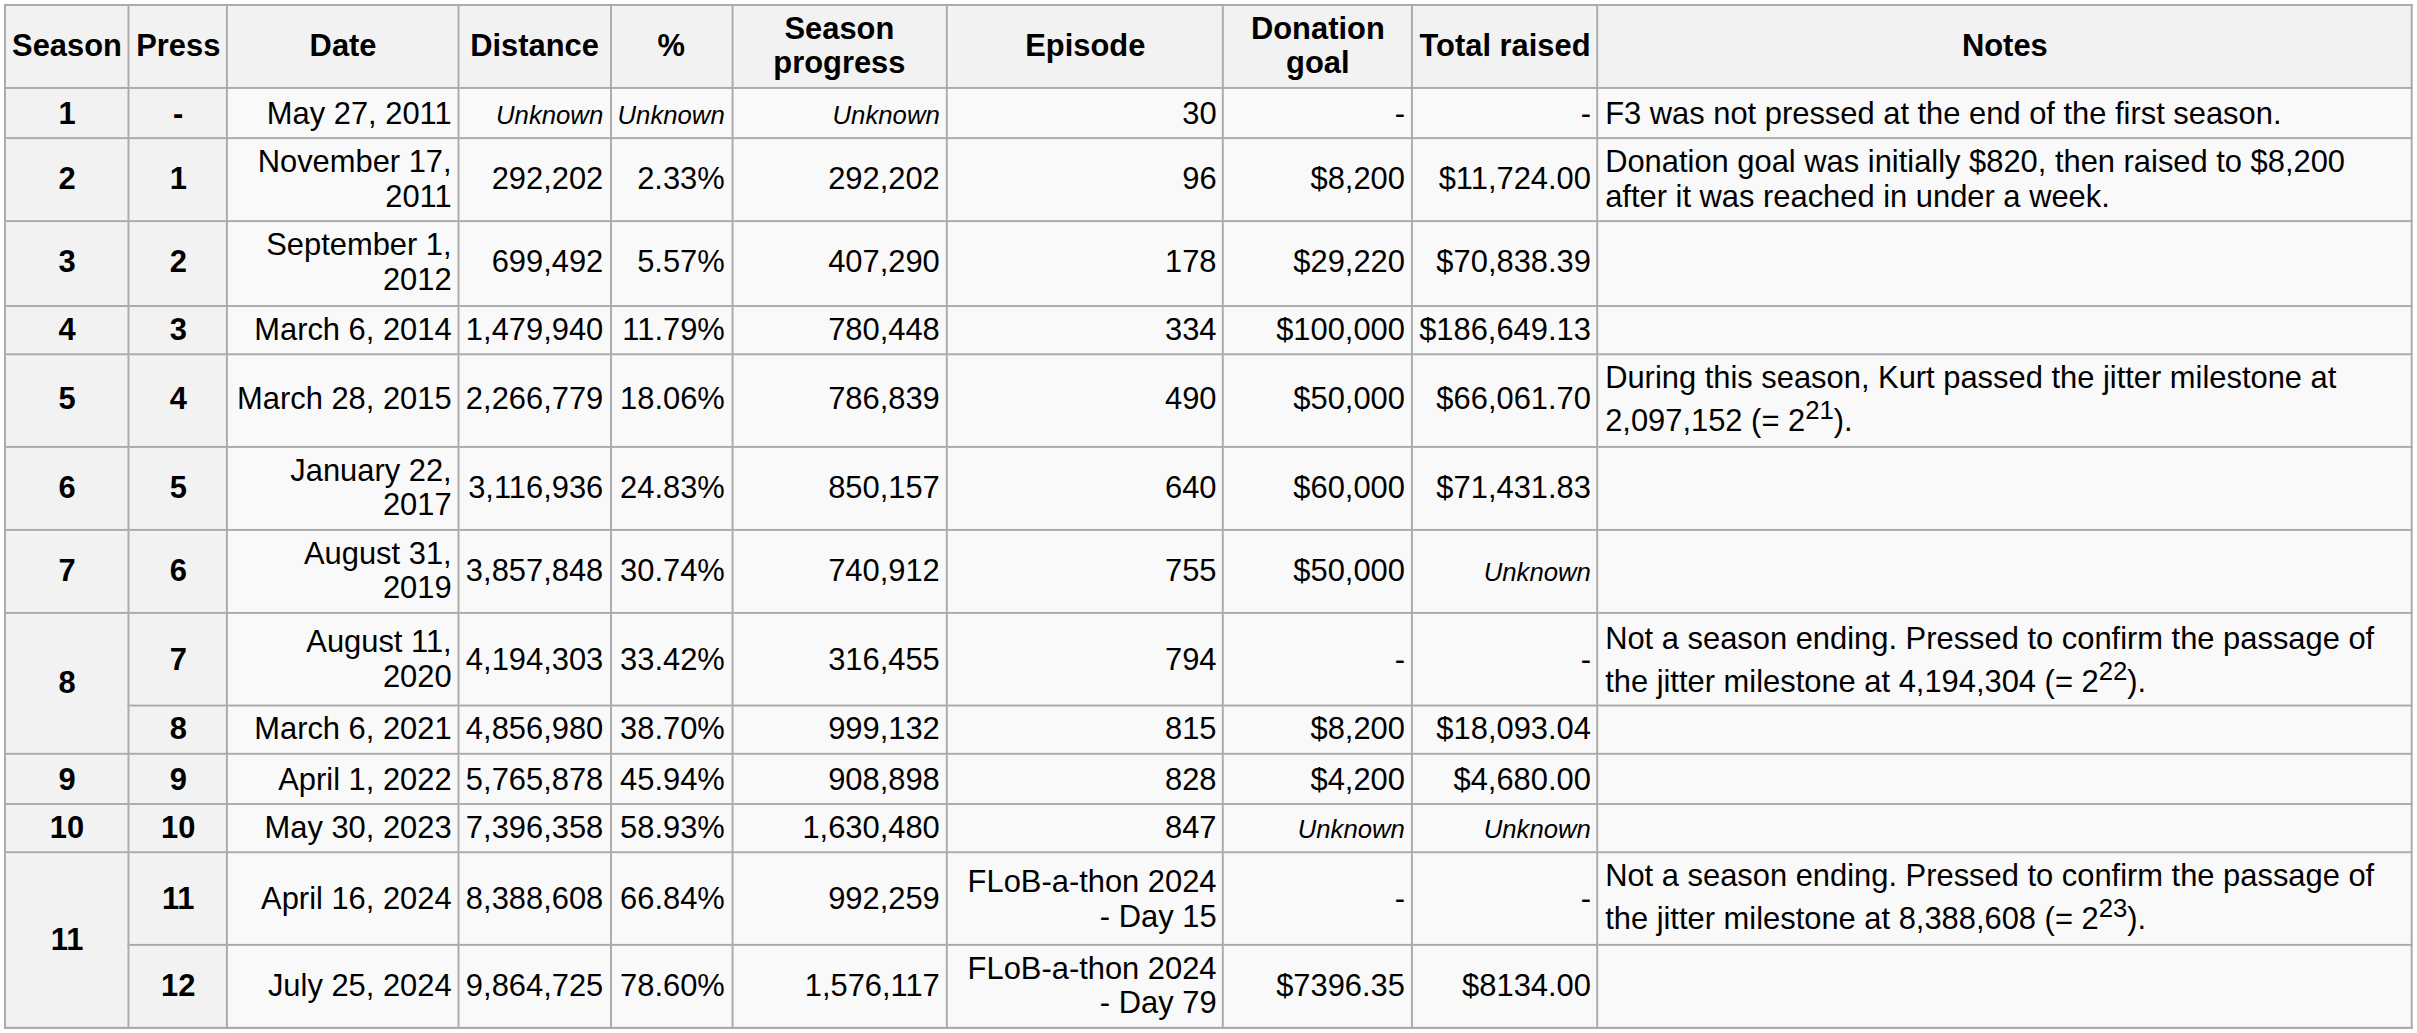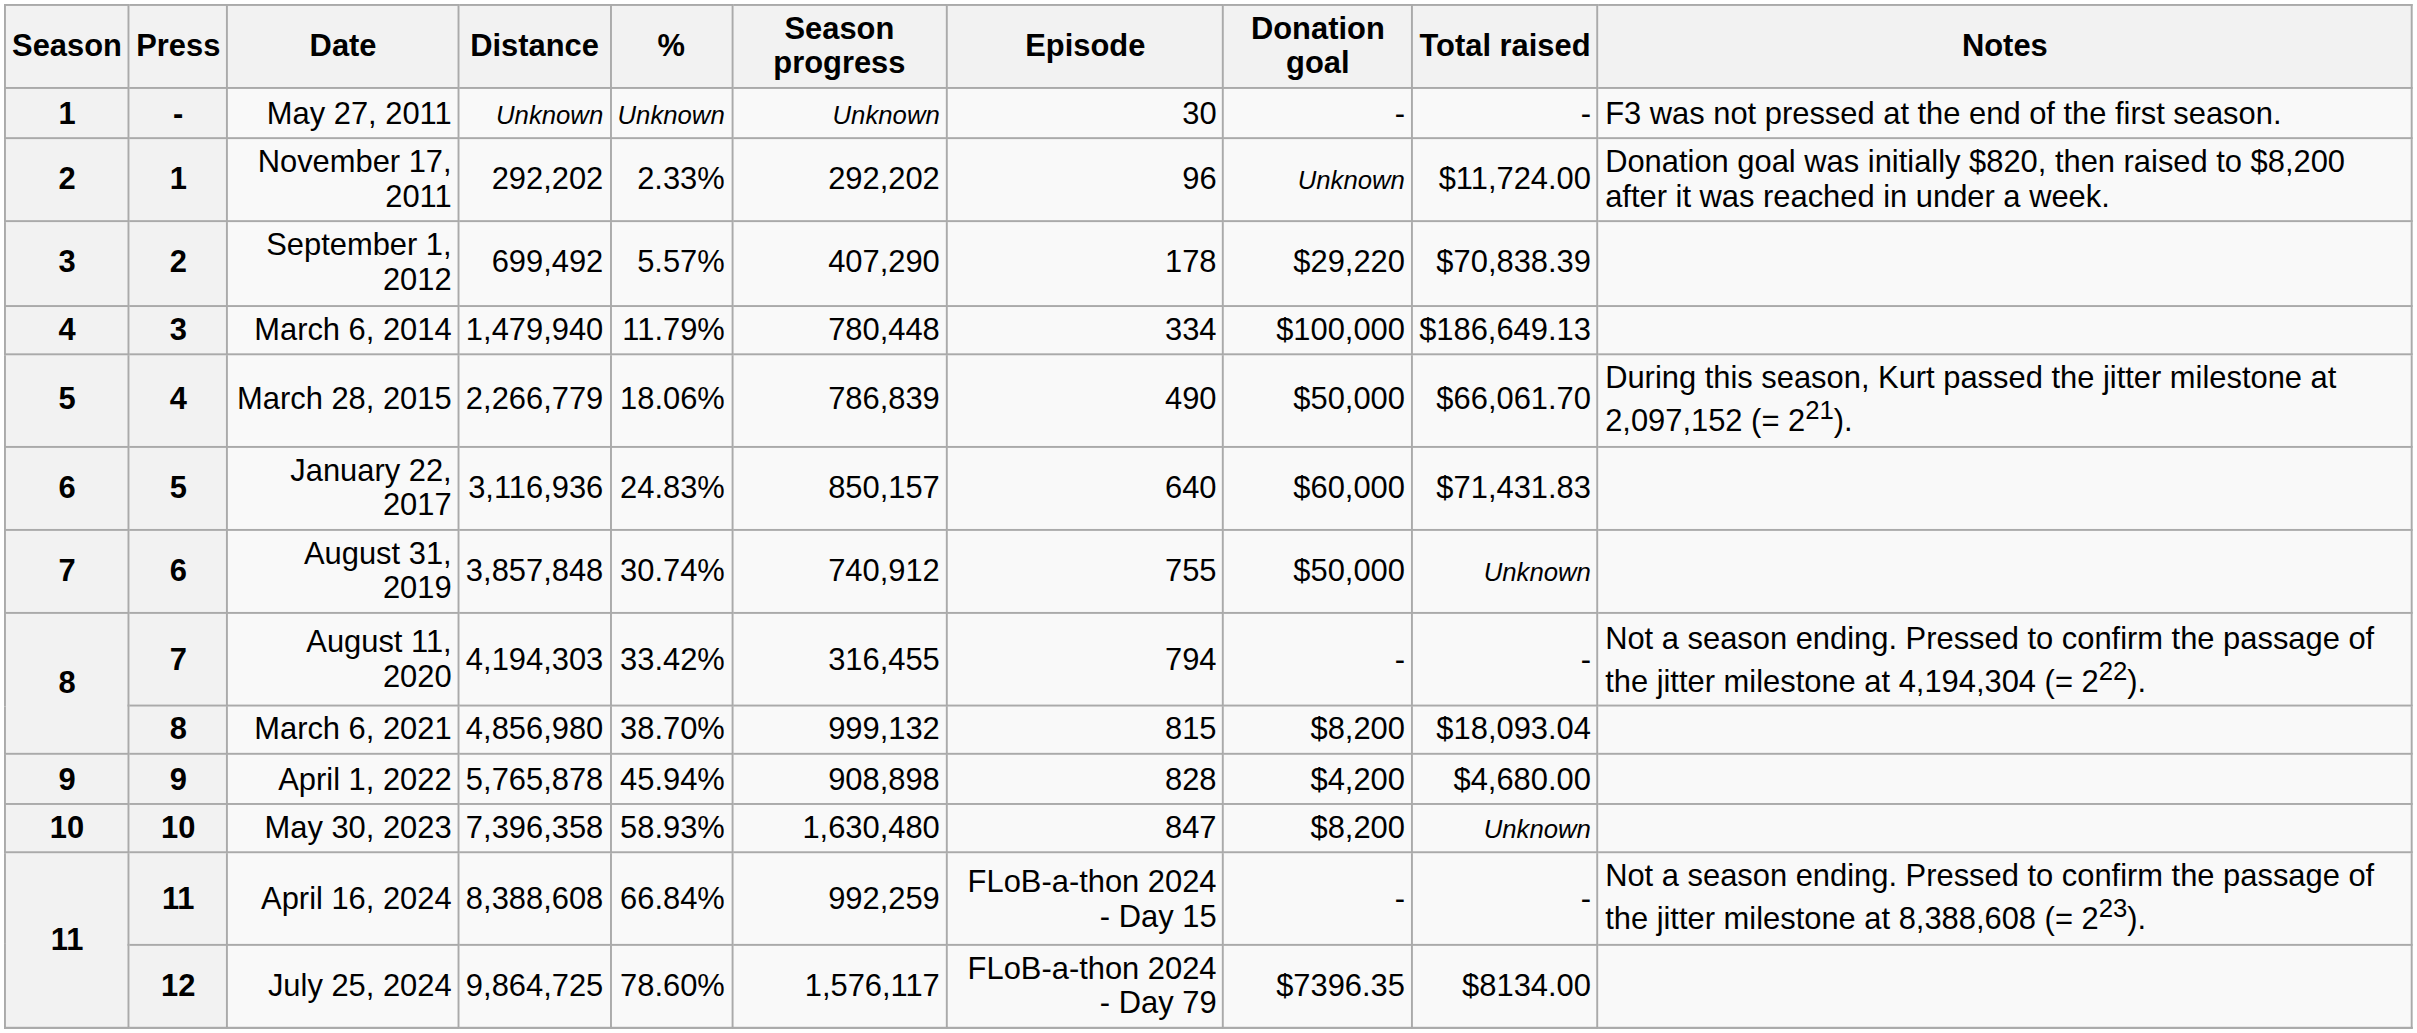(1358, 179) $8,200 -> (1351, 179) Unknown
(1351, 827) Unknown -> (1358, 827) $8,200
